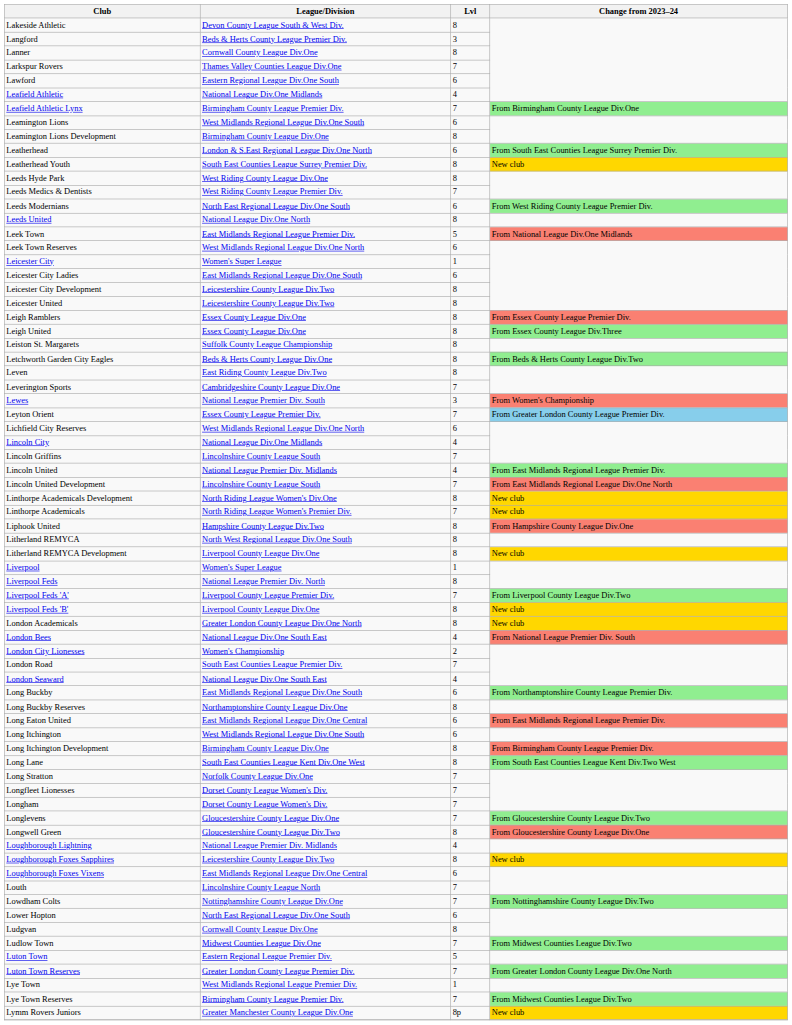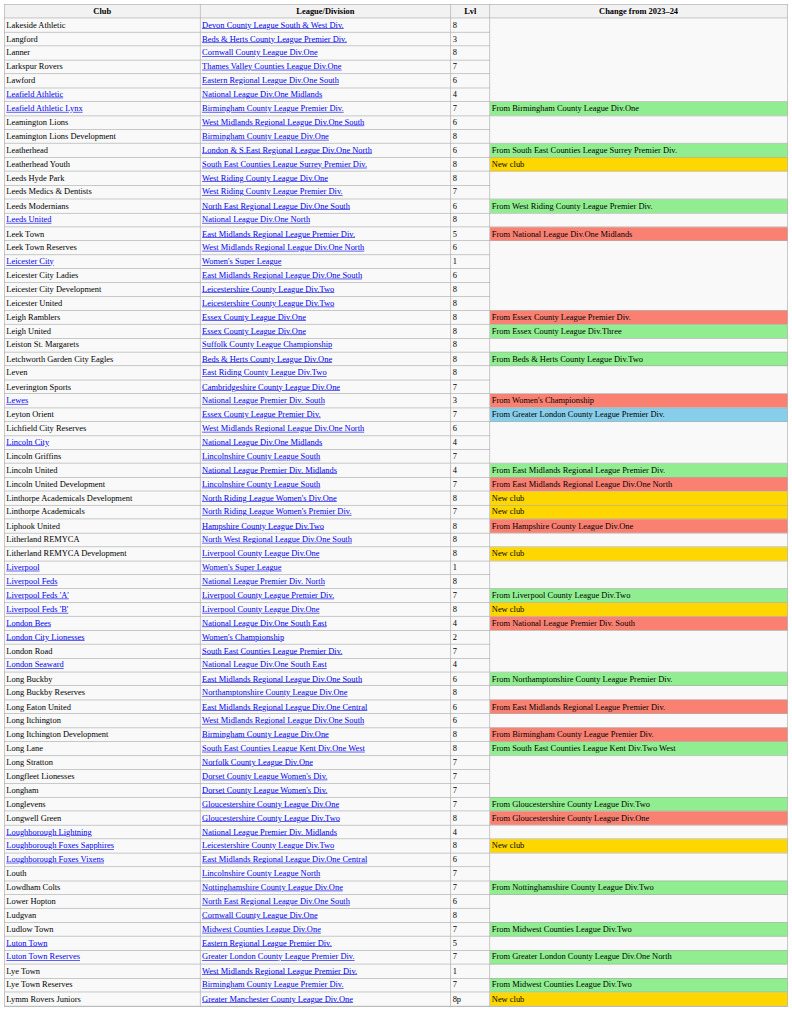- row: (42, 623)
